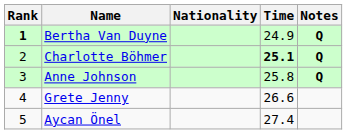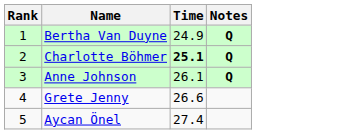- column: (215, 15)
(23, 36) bold -> (23, 36) normal
(279, 77) 25.8 -> (188, 77) 26.1
